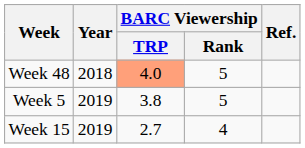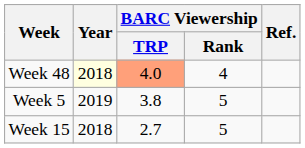(95, 73) no background -> (95, 73) lightyellow background
(223, 73) 5 -> (223, 73) 4
(95, 128) 2019 -> (95, 128) 2018
(223, 128) 4 -> (223, 128) 5
